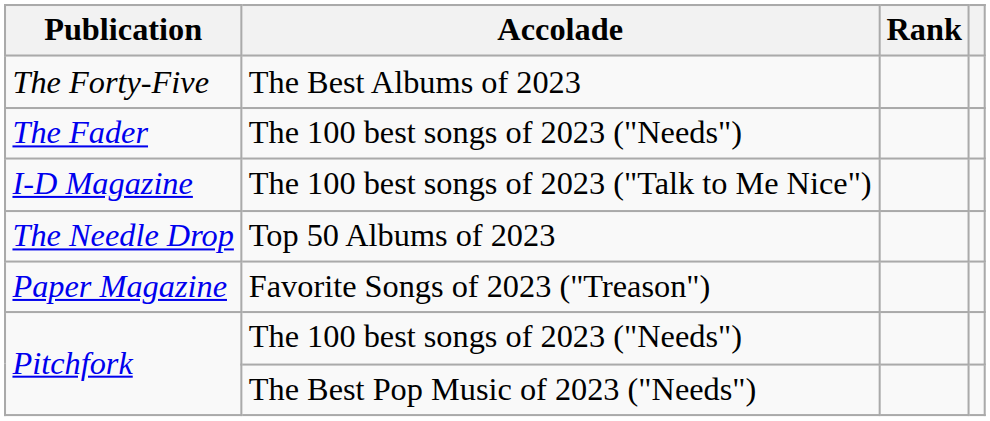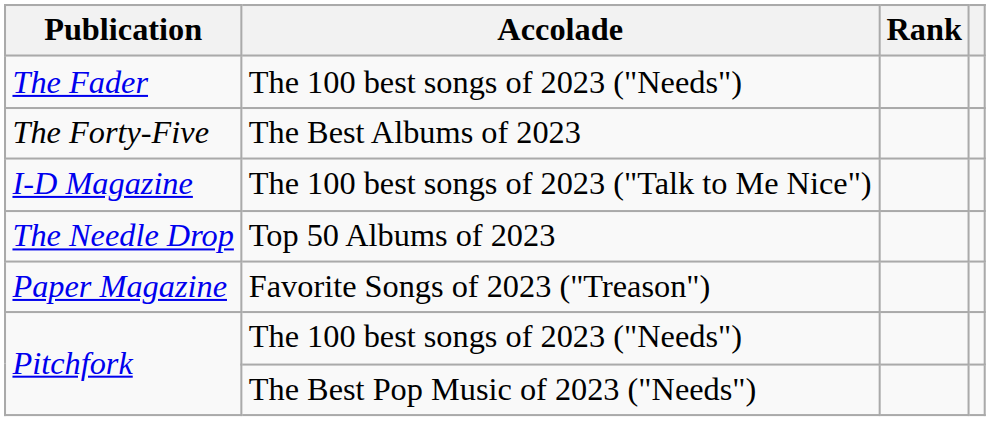rows swapped: (111, 81) <-> (80, 132)
